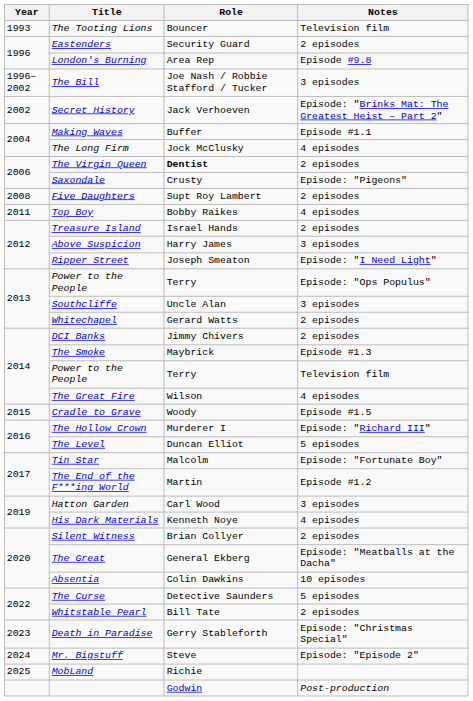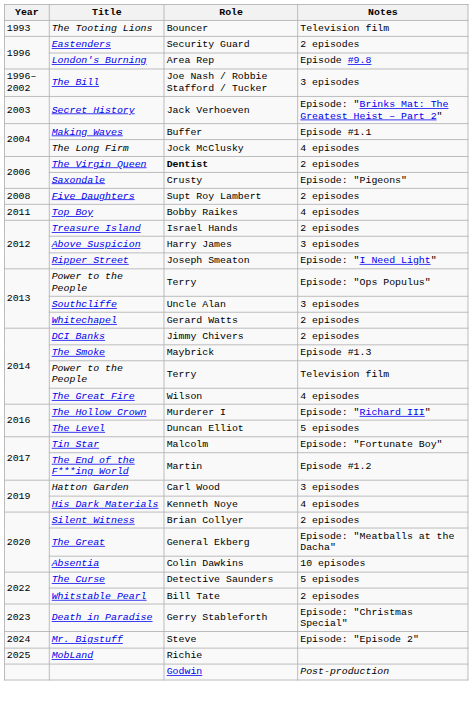(19, 110) 2002 -> (19, 110) 2003
- row: (96, 412)
